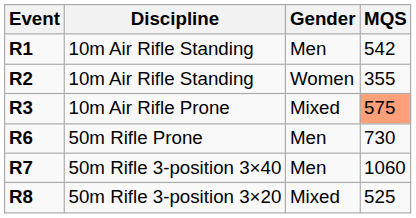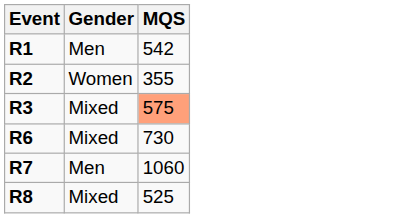- column: (175, 19)
(308, 138) Men -> (93, 138) Mixed
